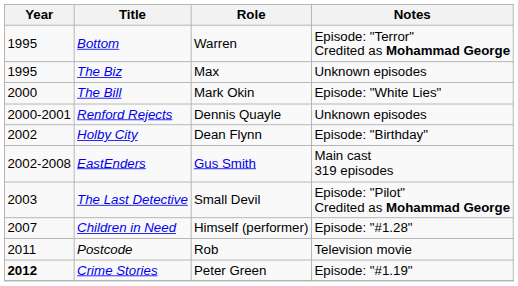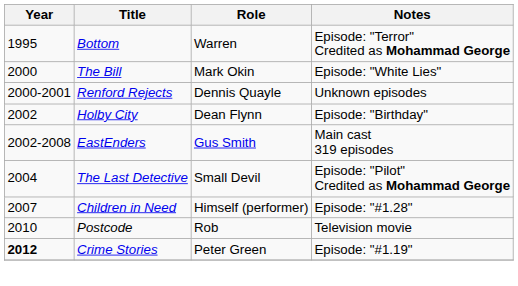- row: (100, 72)
(22, 199) 2003 -> (22, 178) 2004
(22, 249) 2011 -> (22, 228) 2010
